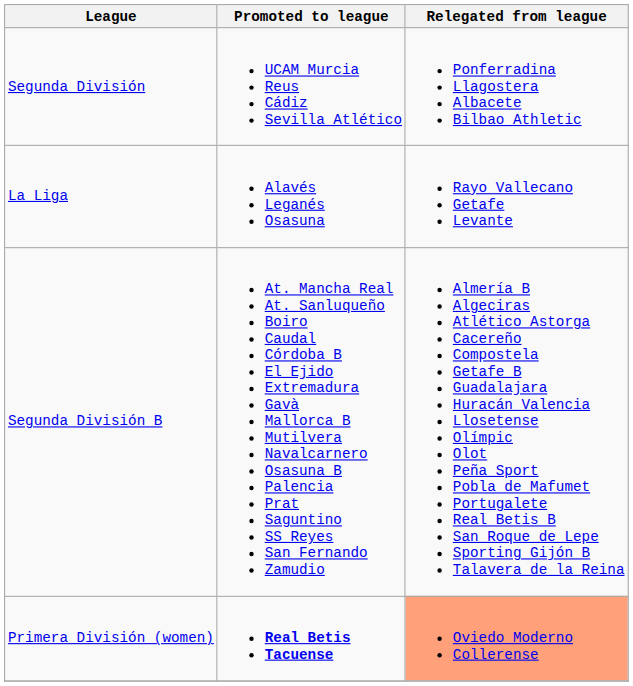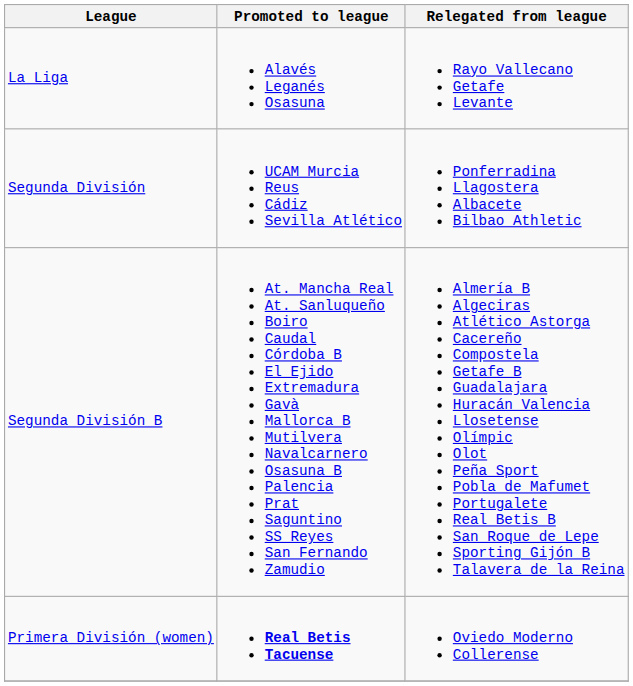rows swapped: (38, 196) <-> (77, 87)
(517, 647) lightsalmon background -> (517, 647) no background
